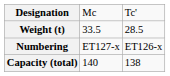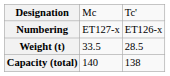rows swapped: (42, 46) <-> (42, 29)
